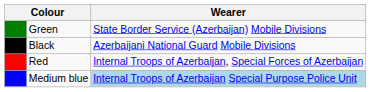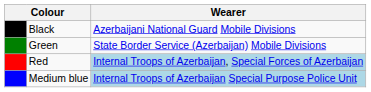rows swapped: (43, 29) <-> (42, 45)
(228, 62) no background -> (228, 62) lightblue background
